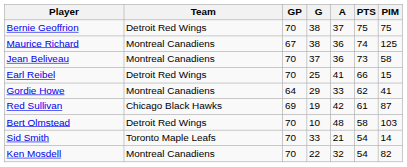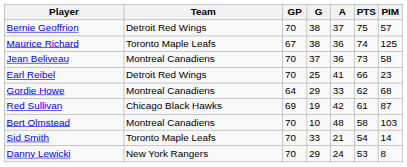(386, 28) 75 -> (386, 28) 57
(170, 43) Montreal Canadiens -> (171, 43) Toronto Maple Leafs
(386, 75) 15 -> (386, 75) 23
(386, 91) 41 -> (386, 91) 68
(166, 122) Detroit Red Wings -> (170, 122) Montreal Canadiens
- row: (34, 153)
+ row: (39, 153)
